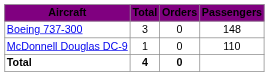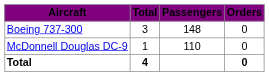columns swapped: (180, 12) <-> (232, 12)
